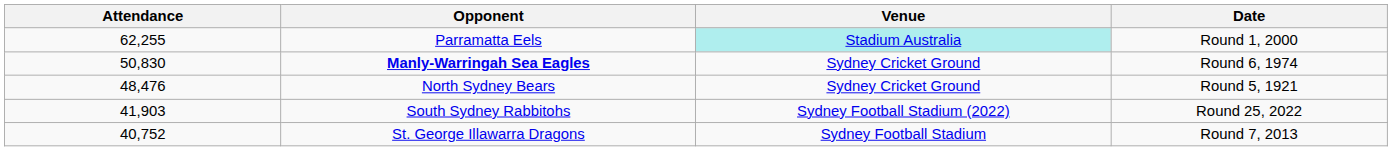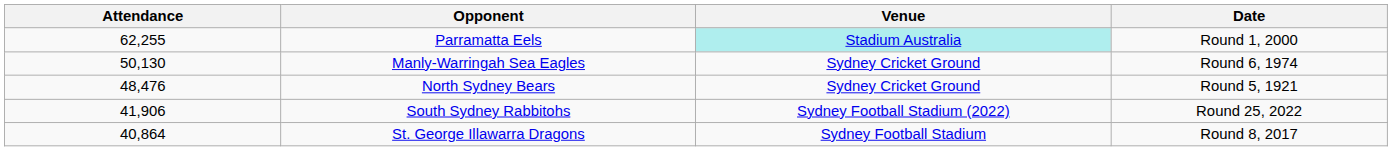(143, 63) 50,830 -> (143, 63) 50,130
(488, 63) bold -> (488, 63) normal
(143, 110) 41,903 -> (143, 110) 41,906
+ row: (1249, 134)
- row: (1249, 134)
